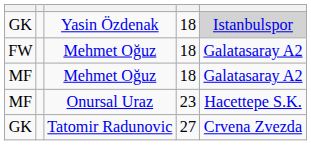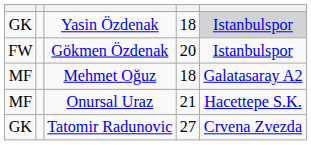+ row: (20, 50)
- row: (20, 50)
(188, 101) 23 -> (188, 101) 21
